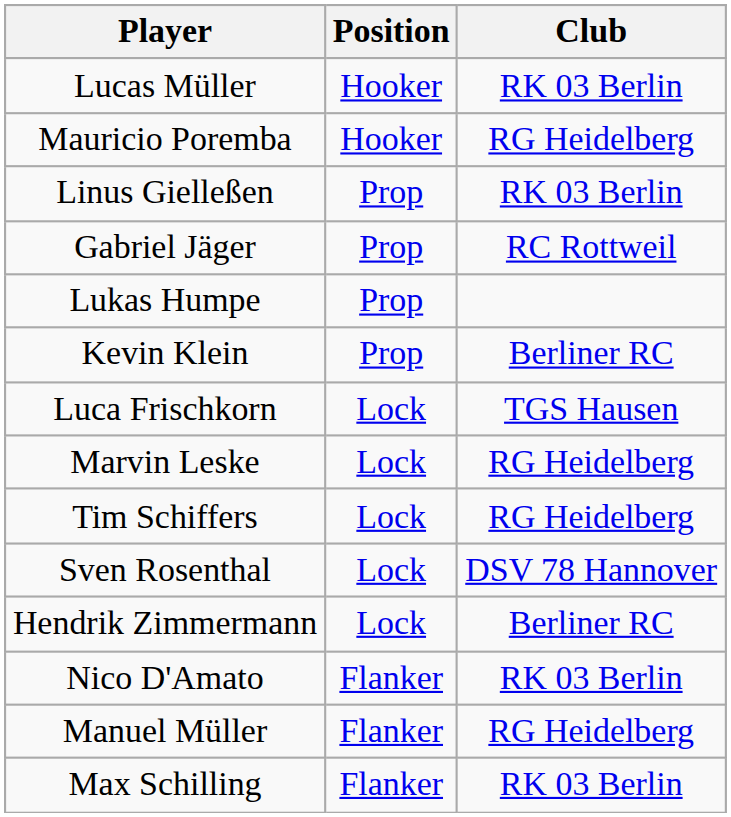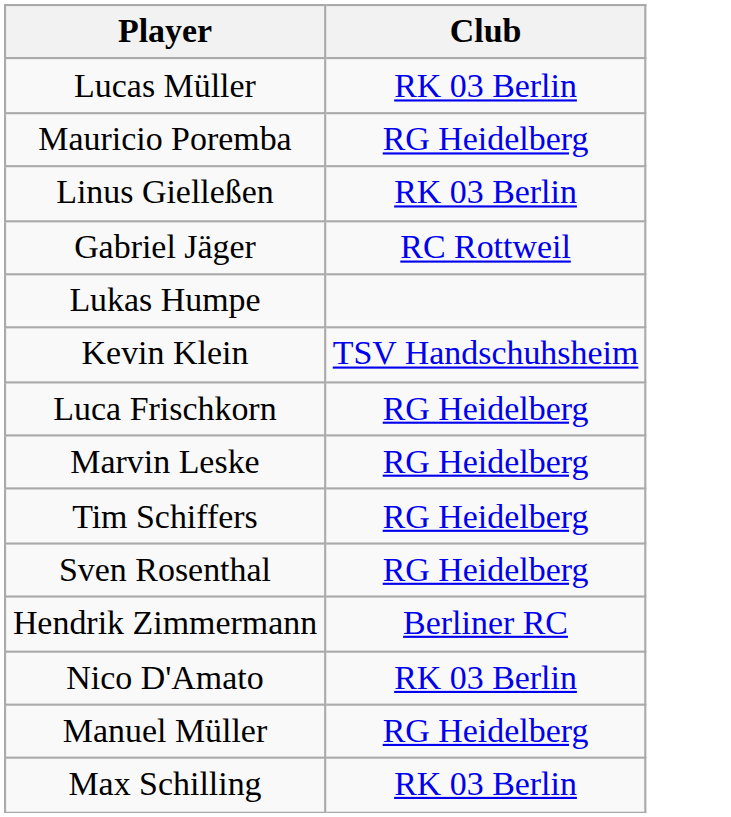- column: (391, 31)
(591, 354) Berliner RC -> (486, 354) TSV Handschuhsheim
(591, 407) TGS Hausen -> (486, 407) RG Heidelberg
(591, 569) DSV 78 Hannover -> (486, 569) RG Heidelberg
